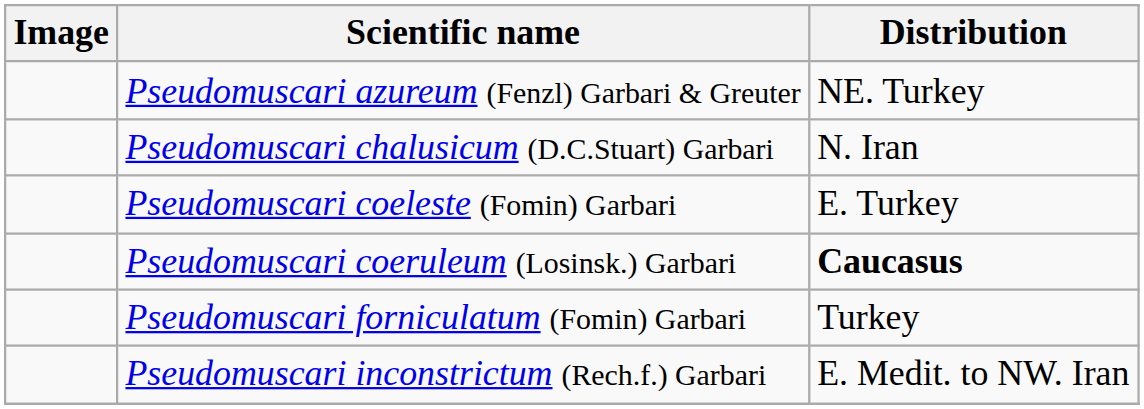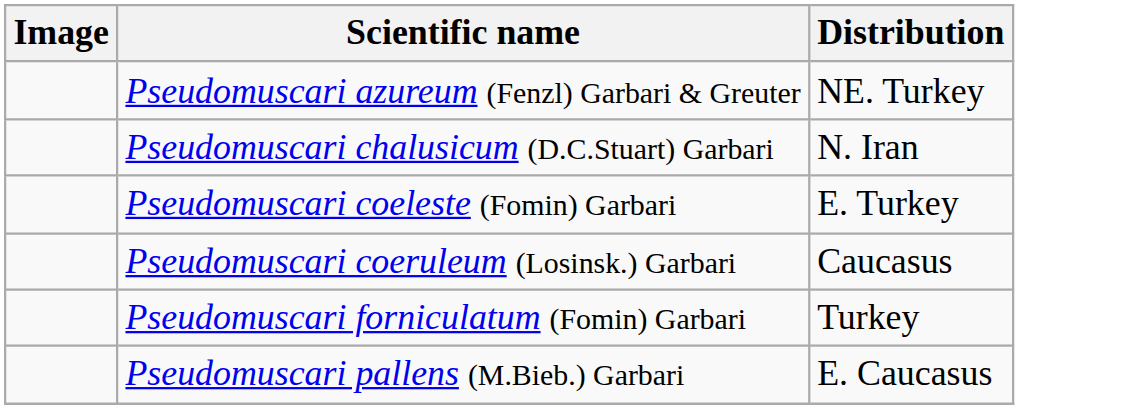(890, 260) bold -> (885, 260) normal
- row: (446, 373)
+ row: (405, 373)
